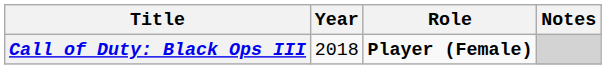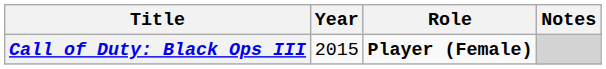(337, 50) 2018 -> (337, 50) 2015
